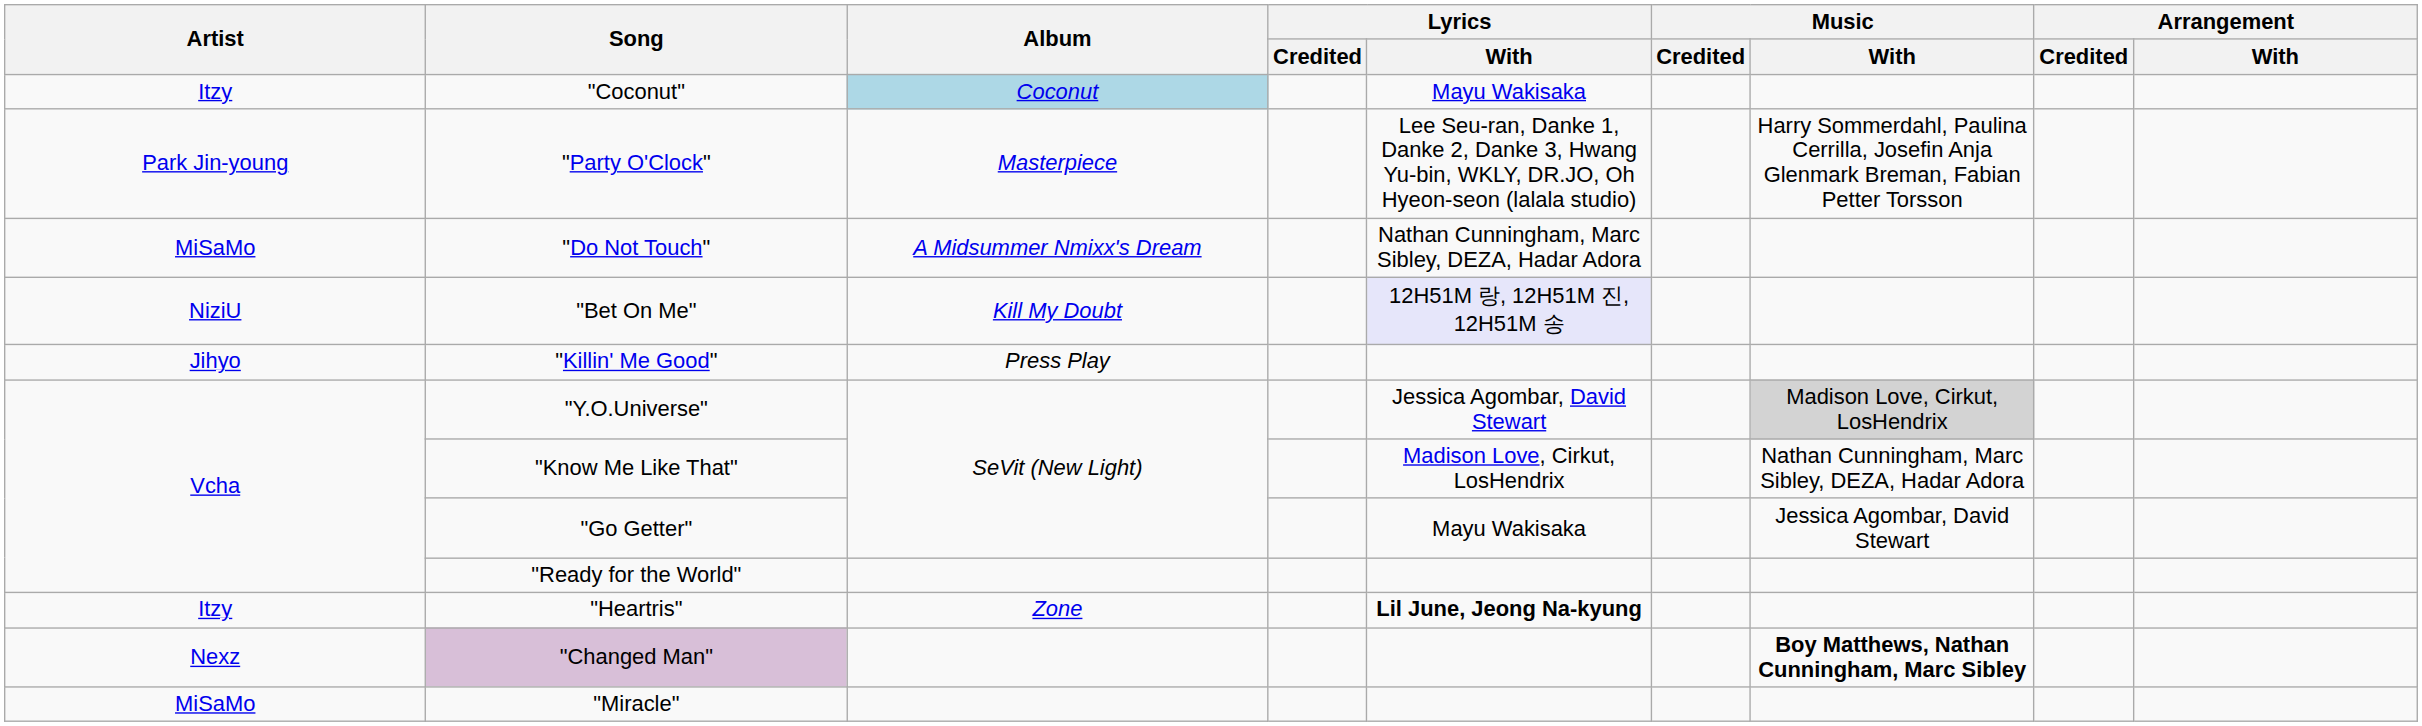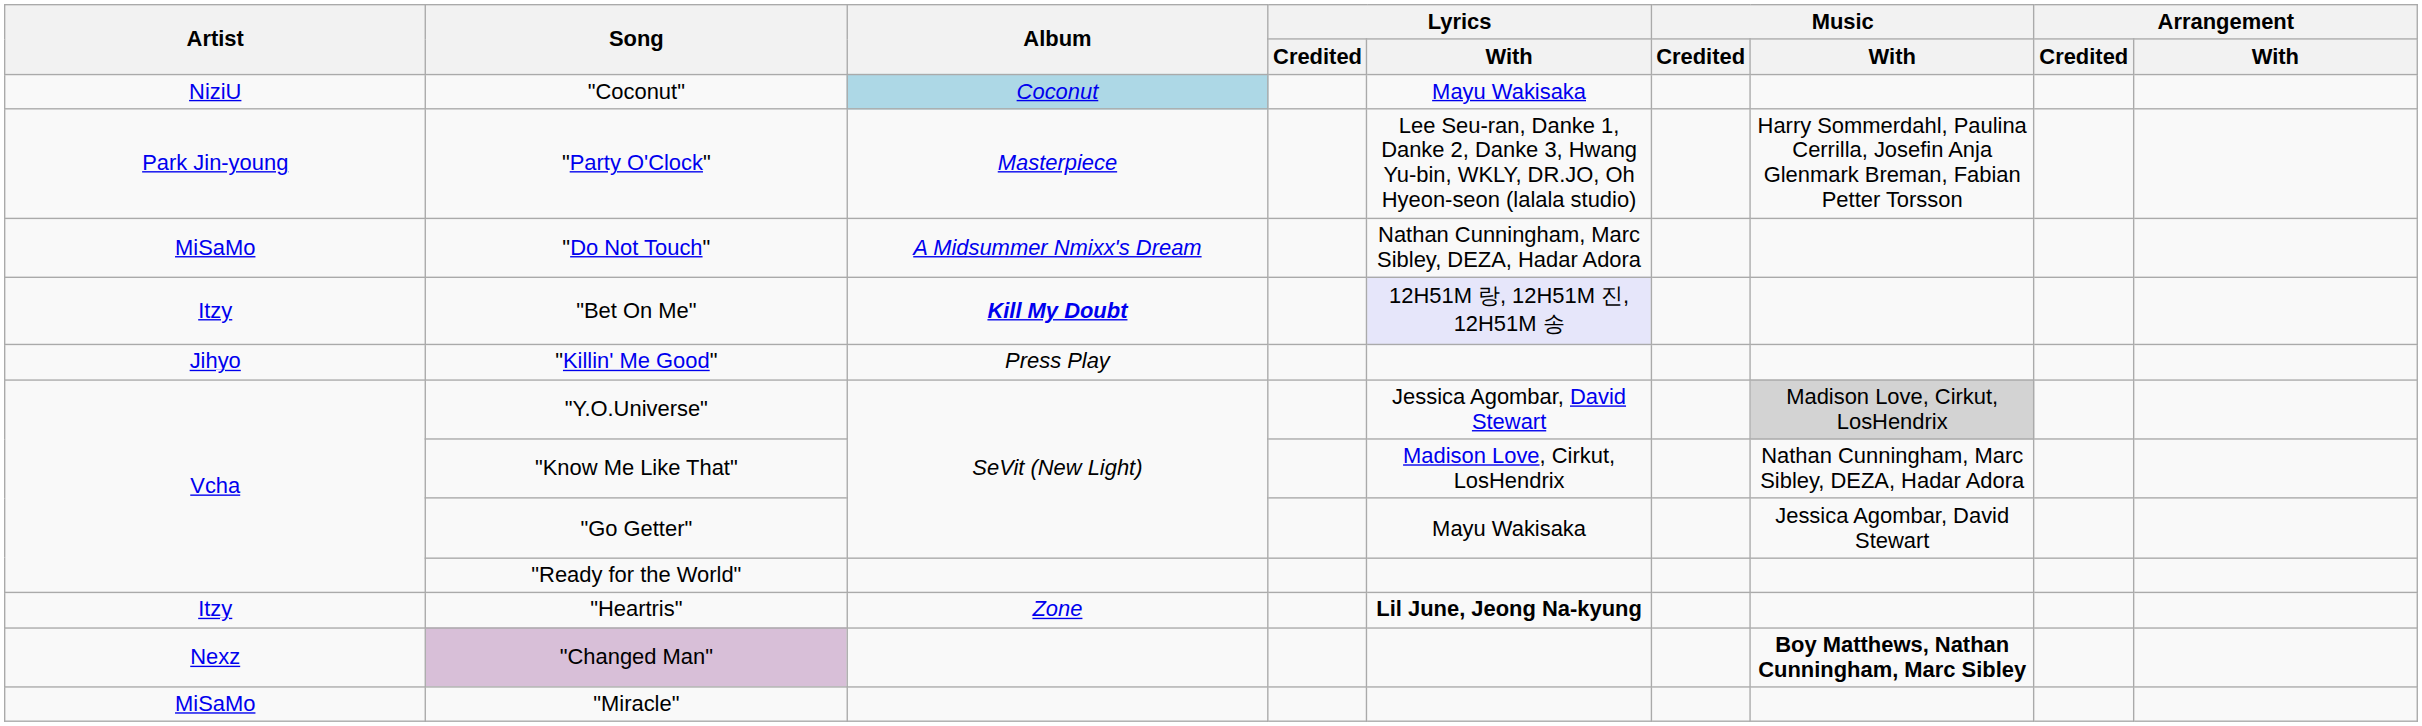(215, 91) Itzy -> (215, 91) NiziU
(215, 310) NiziU -> (215, 310) Itzy
(1057, 310) normal -> (1057, 310) bold
